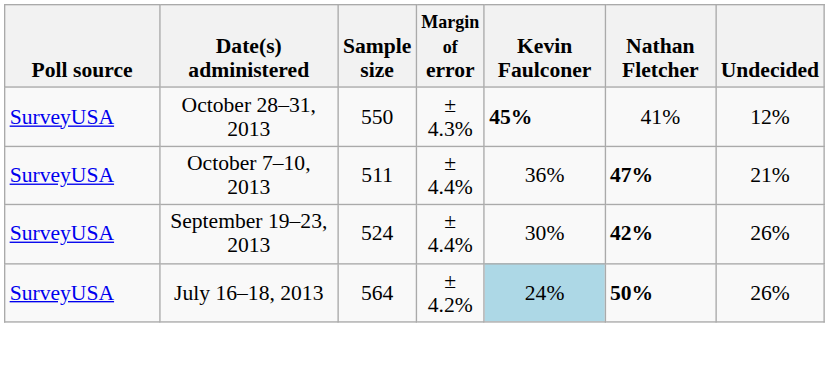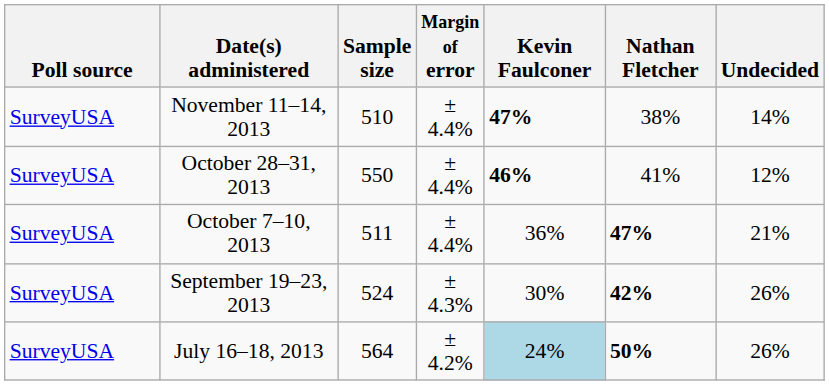+ row: (249, 116)
(450, 116) ± 4.3% -> (450, 175) ± 4.4%
(511, 116) 45% -> (511, 175) 46%
(450, 233) ± 4.4% -> (450, 292) ± 4.3%
